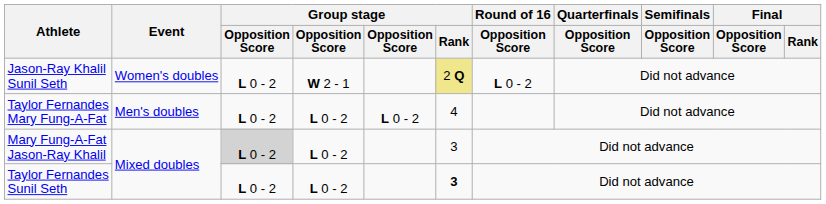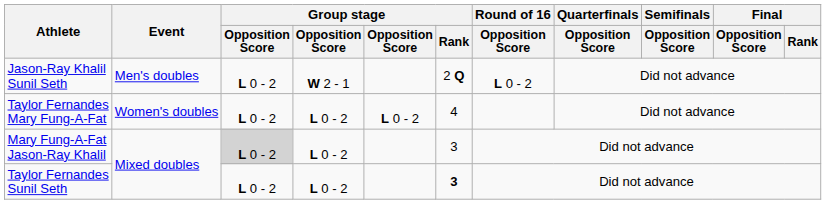(167, 76) Women's doubles -> (157, 76) Men's doubles
(454, 76) khaki background -> (454, 76) no background
(157, 112) Men's doubles -> (167, 112) Women's doubles
